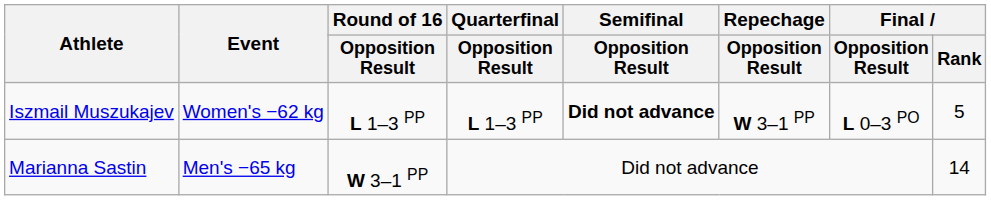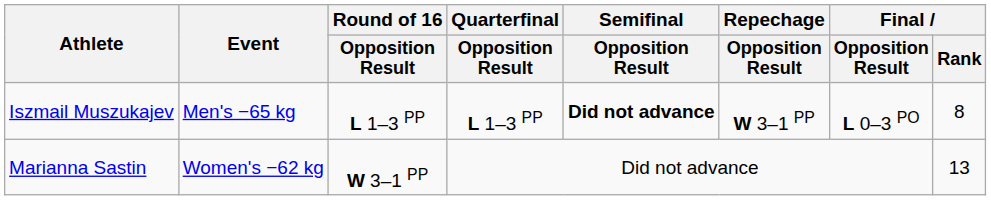(253, 111) Women's −62 kg -> (239, 111) Men's −65 kg
(959, 111) 5 -> (959, 111) 8
(239, 167) Men's −65 kg -> (253, 167) Women's −62 kg
(959, 167) 14 -> (959, 167) 13
